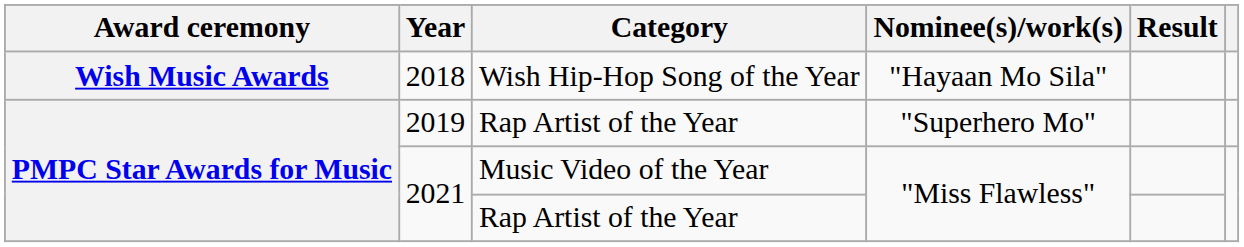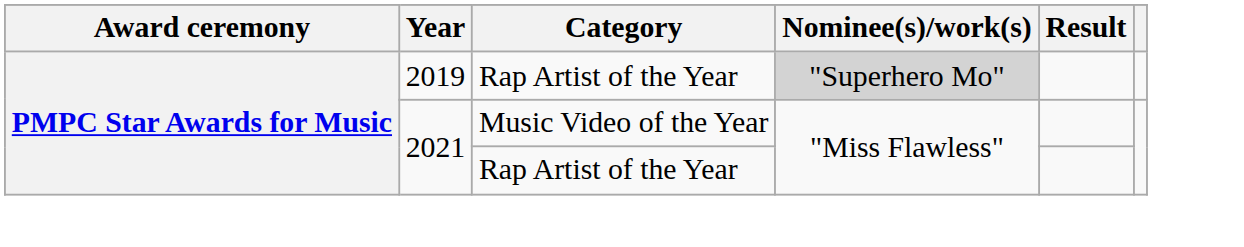- row: (435, 75)
(998, 122) no background -> (907, 75) lightgrey background
